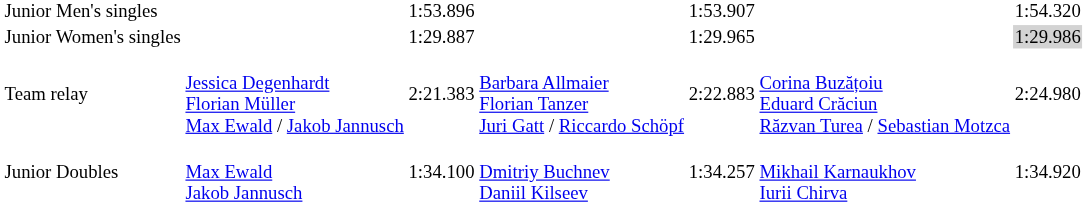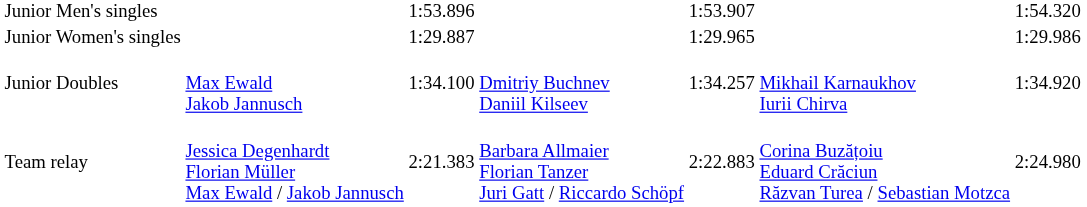(1048, 36) lightgrey background -> (1048, 36) no background
rows swapped: (61, 172) <-> (46, 94)
